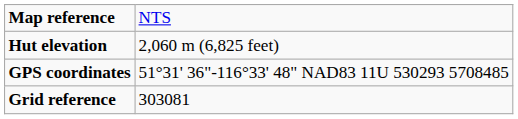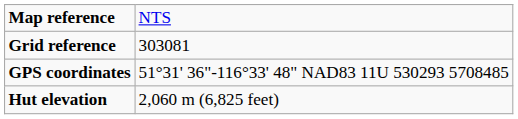rows swapped: (62, 99) <-> (58, 45)
